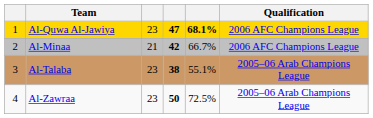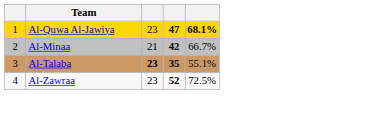- column: (294, 13)
(152, 70) normal -> (152, 64) bold
(174, 70) 38 -> (174, 64) 35
(174, 99) 50 -> (174, 81) 52
